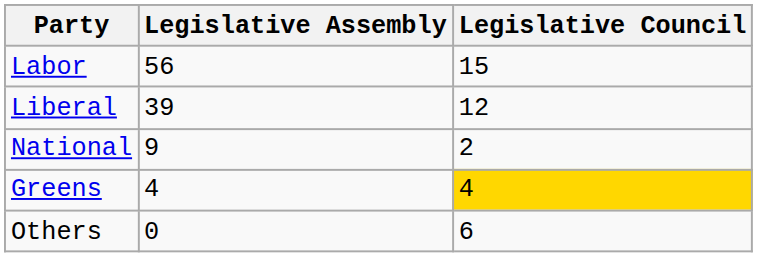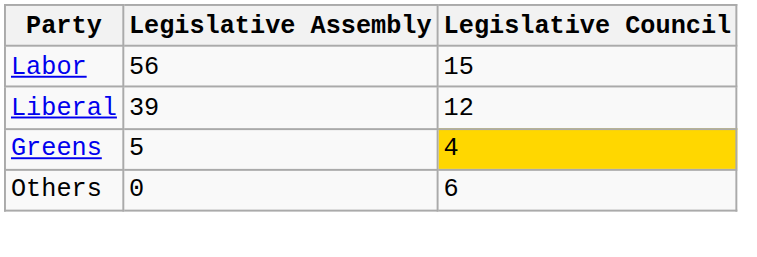- row: (72, 149)
(152, 190) 4 -> (136, 149) 5
